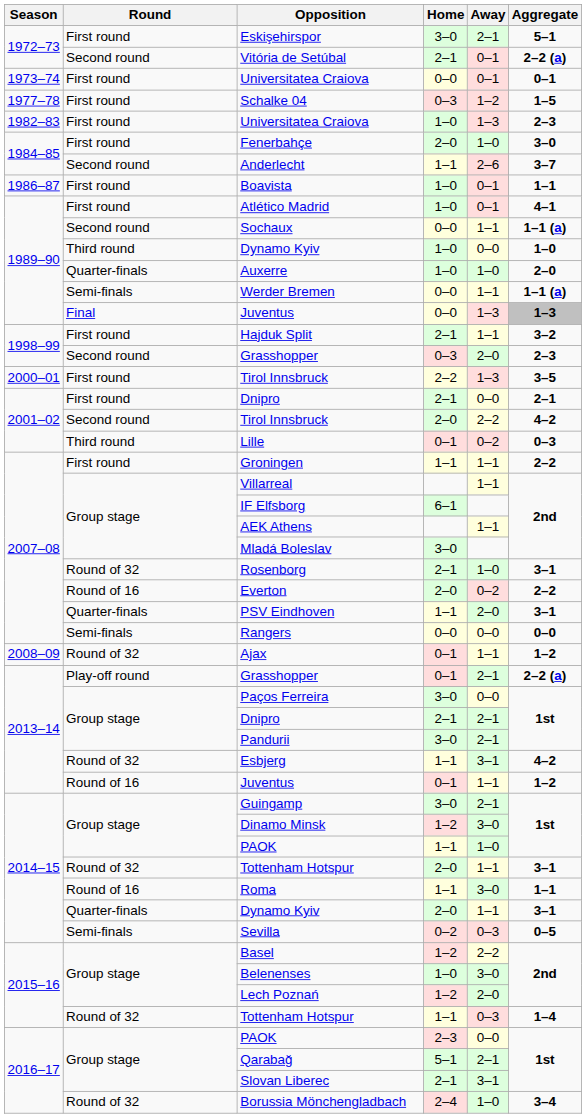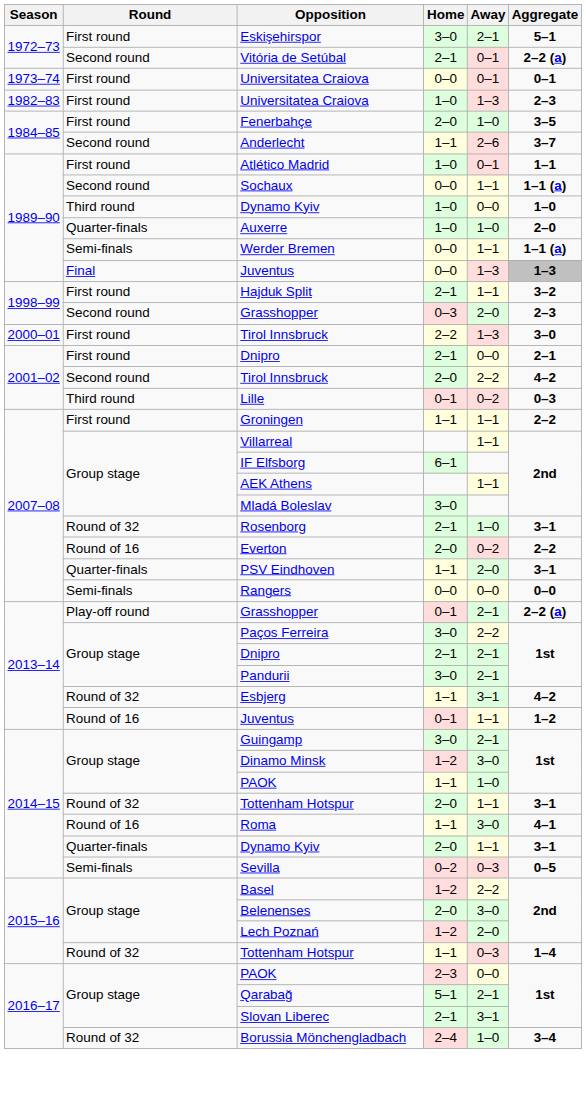- row: (34, 100)
(545, 143) 3–0 -> (545, 121) 3–5
- row: (34, 185)
(545, 206) 4–1 -> (545, 164) 1–1
(545, 377) 3–5 -> (545, 334) 3–0
- row: (34, 654)
(488, 697) 0–0 -> (488, 633) 2–2
(545, 889) 1–1 -> (545, 825) 4–1
(446, 974) 1–0 -> (446, 910) 2–0
